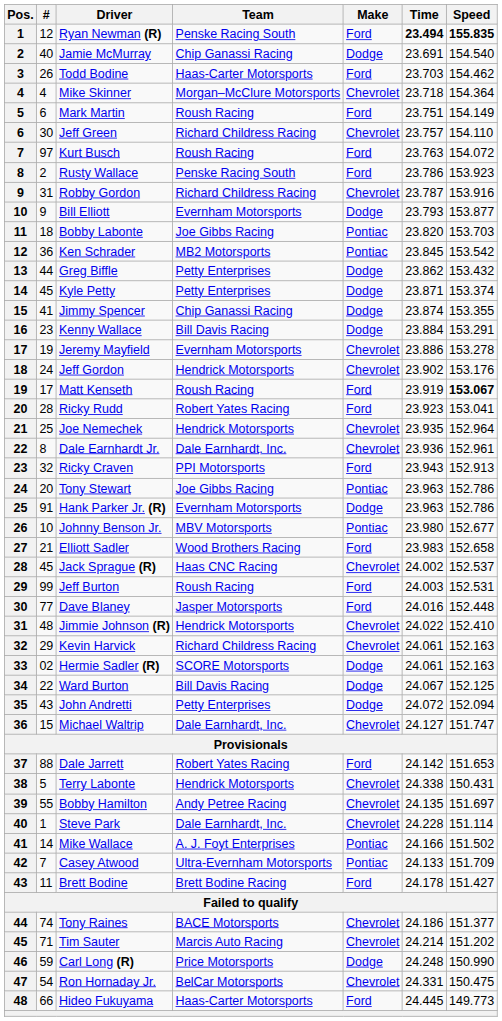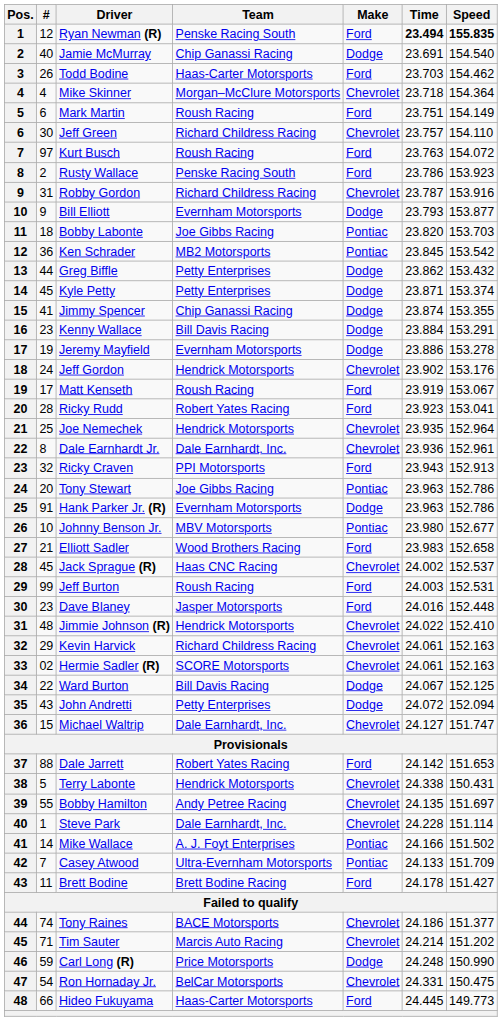(373, 350) Chevrolet -> (364, 350) Dodge
(472, 389) bold -> (472, 389) normal
(46, 606) 77 -> (46, 606) 23
(364, 666) Dodge -> (373, 666) Chevrolet
